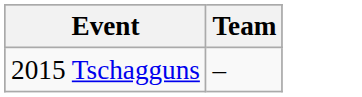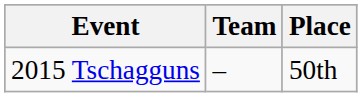+ column: (320, 26)
